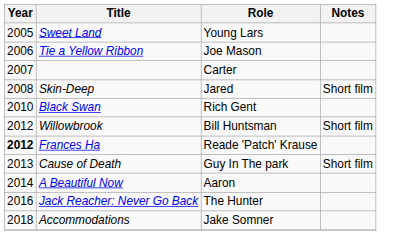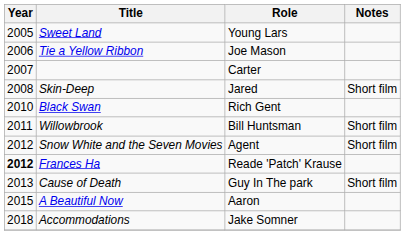(20, 126) 2012 -> (20, 126) 2011
+ row: (131, 145)
(20, 182) 2014 -> (20, 201) 2015
- row: (119, 201)
